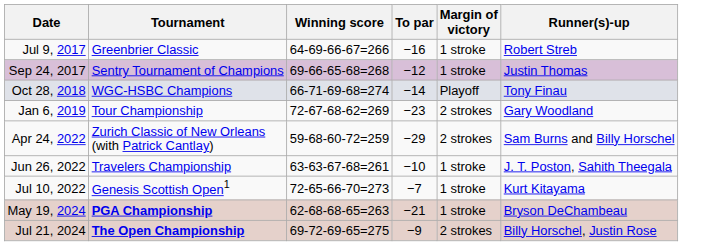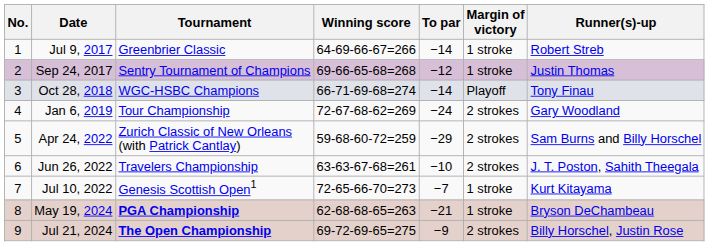+ column: (18, 22)
(414, 50) −16 -> (441, 50) −14
(414, 111) −23 -> (441, 111) −24
(463, 166) 1 stroke -> (493, 166) 2 strokes
